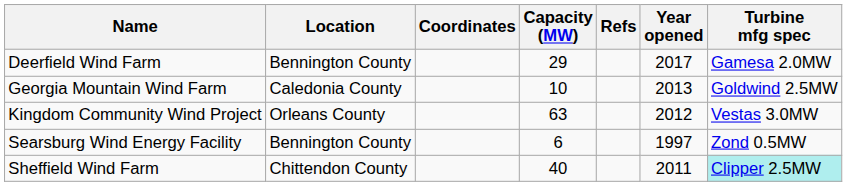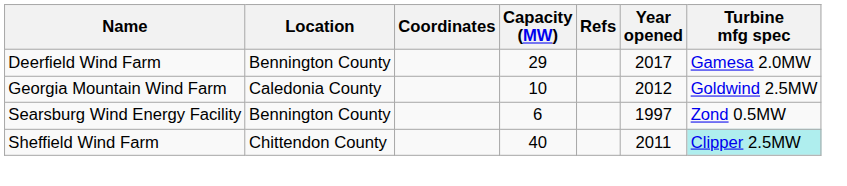(674, 89) 2013 -> (653, 89) 2012
- row: (135, 115)
